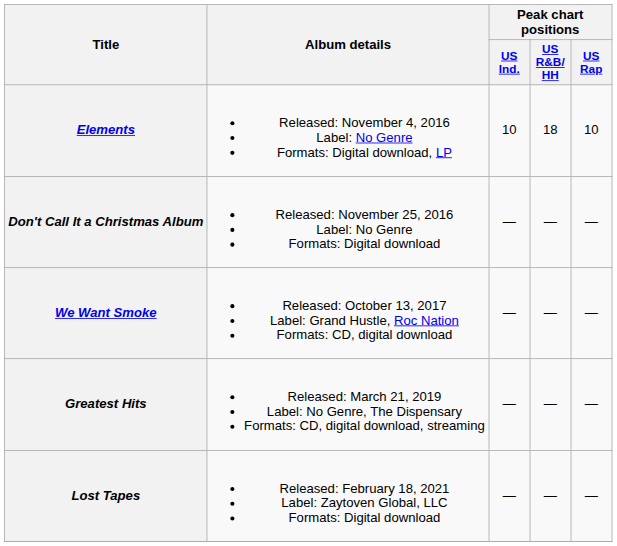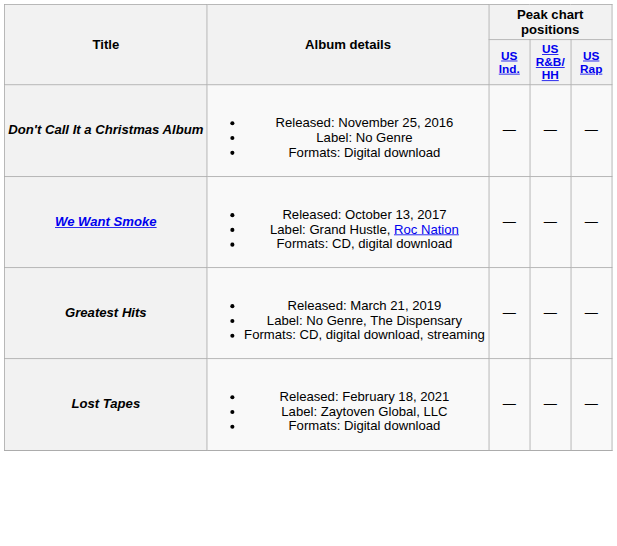- row: (106, 130)
